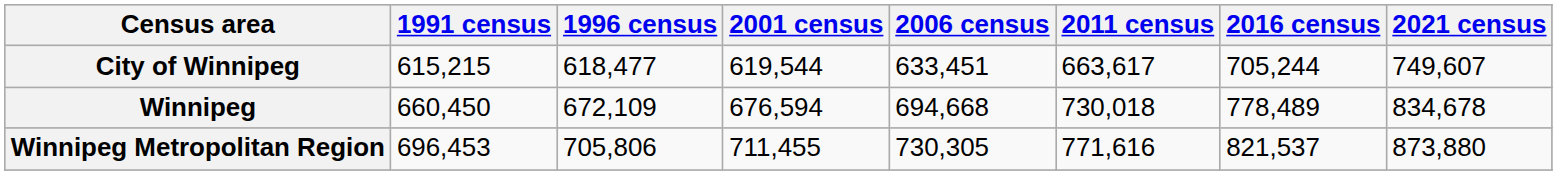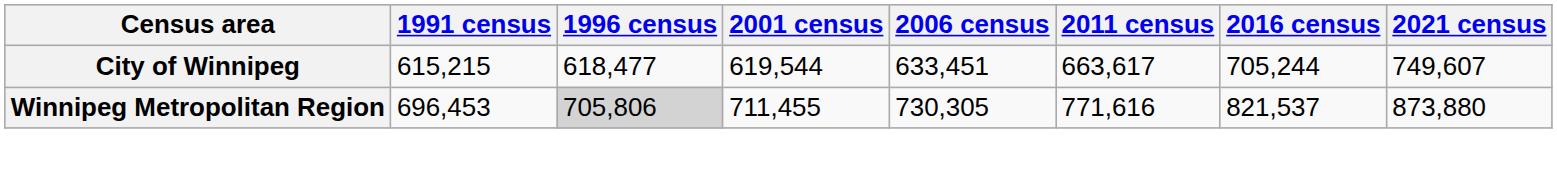- row: (198, 107)
(610, 148) no background -> (610, 107) lightgrey background
